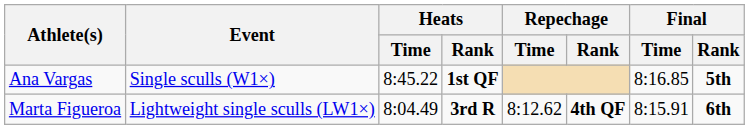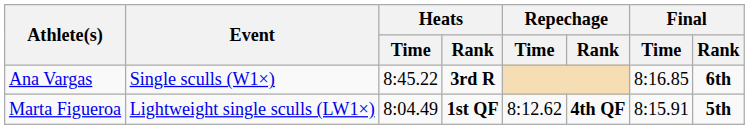(473, 79) 1st QF -> (473, 79) 3rd R
(718, 79) 5th -> (718, 79) 6th
(473, 109) 3rd R -> (473, 109) 1st QF
(718, 109) 6th -> (718, 109) 5th
